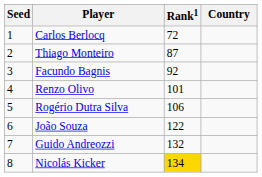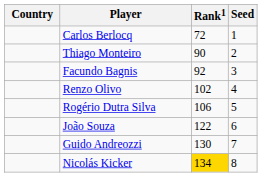columns swapped: (229, 15) <-> (19, 15)
(172, 53) 87 -> (200, 53) 90
(175, 89) 101 -> (203, 89) 102
(175, 144) 132 -> (203, 144) 130
